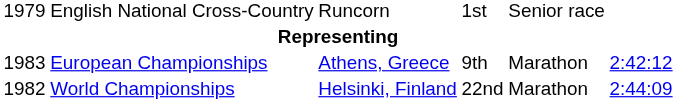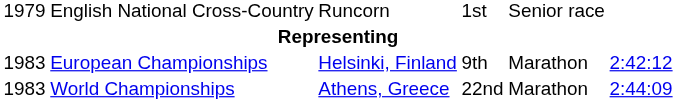(384, 62) Athens, Greece -> (388, 62) Helsinki, Finland
(25, 88) 1982 -> (25, 88) 1983
(388, 88) Helsinki, Finland -> (384, 88) Athens, Greece
